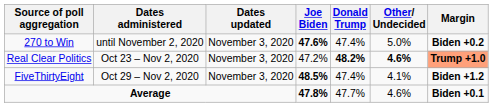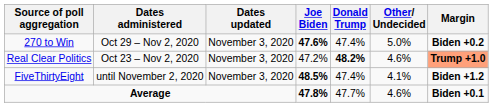(150, 42) until November 2, 2020 -> (150, 42) Oct 29 – Nov 2, 2020
(399, 59) bold -> (399, 59) normal
(150, 76) Oct 29 – Nov 2, 2020 -> (150, 76) until November 2, 2020
